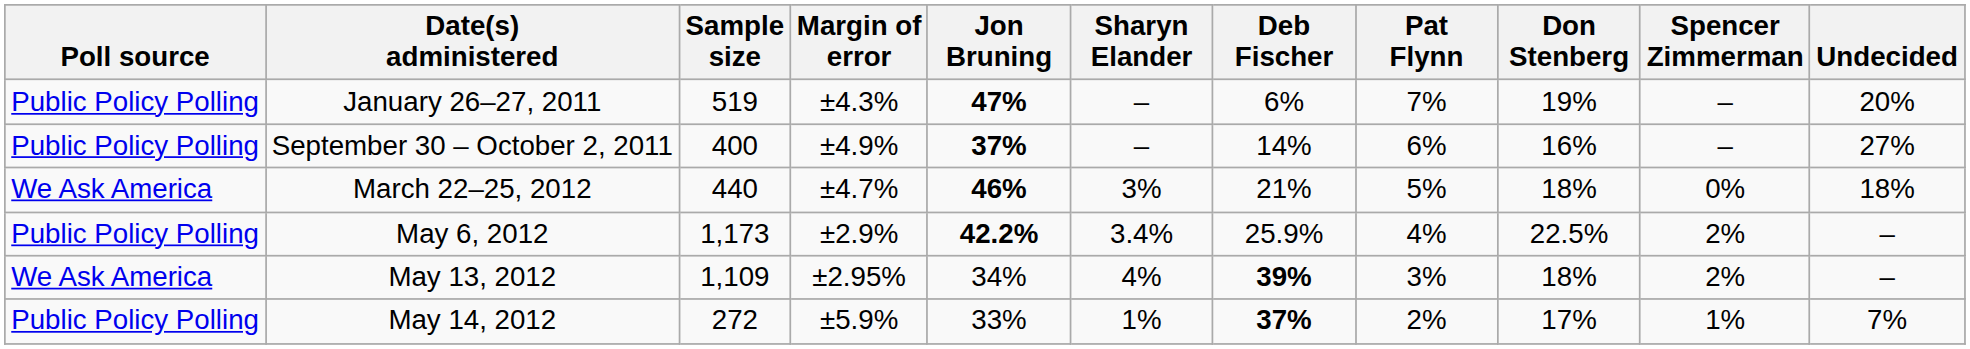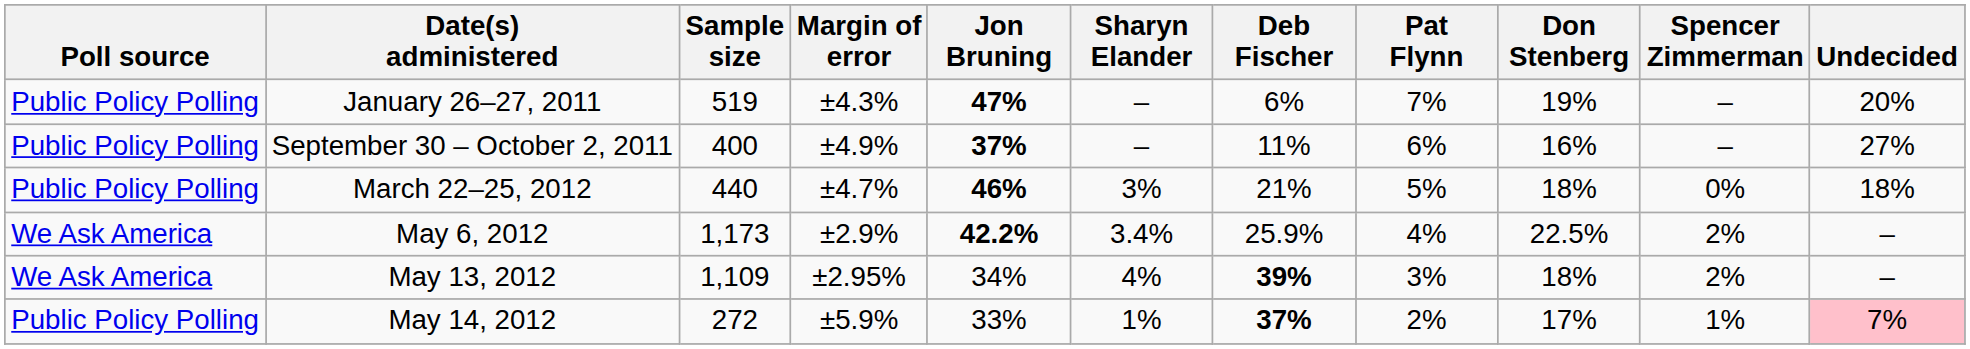(1284, 145) 14% -> (1284, 145) 11%
(112, 189) We Ask America -> (135, 189) Public Policy Polling
(135, 233) Public Policy Polling -> (112, 233) We Ask America
(1887, 320) no background -> (1887, 320) pink background
